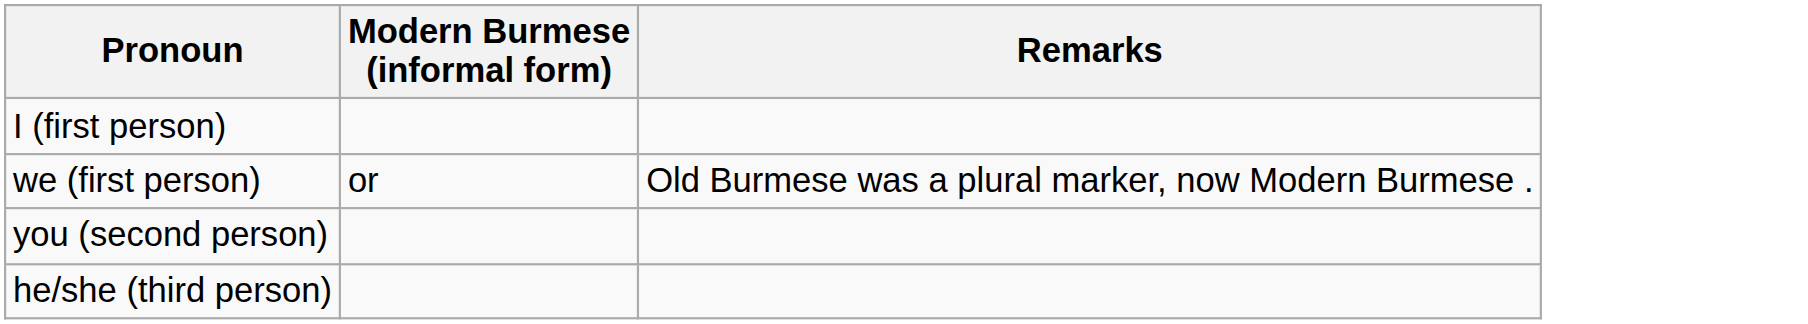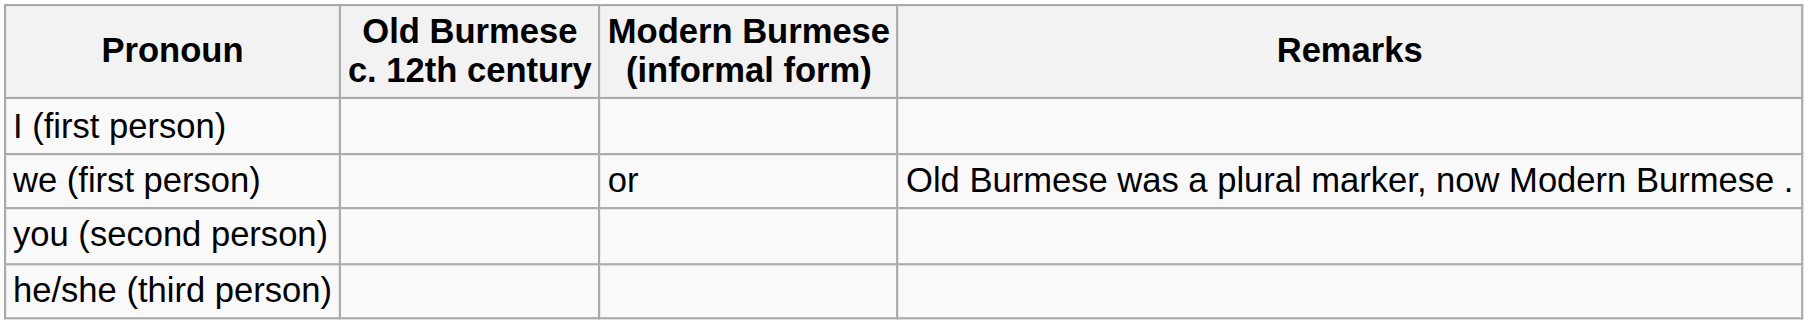+ column: (470, 51)
